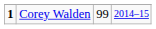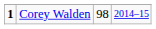(102, 14) 99 -> (102, 14) 98
